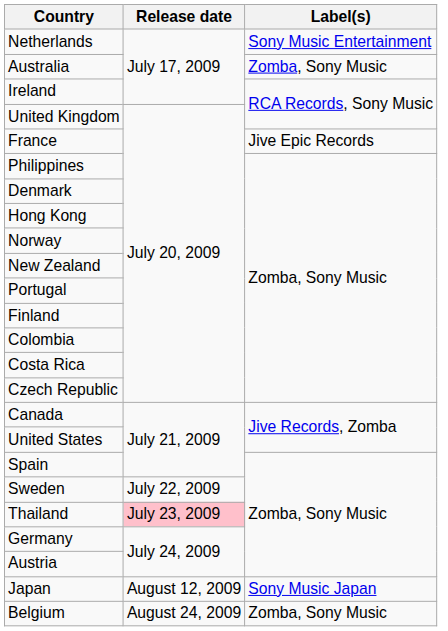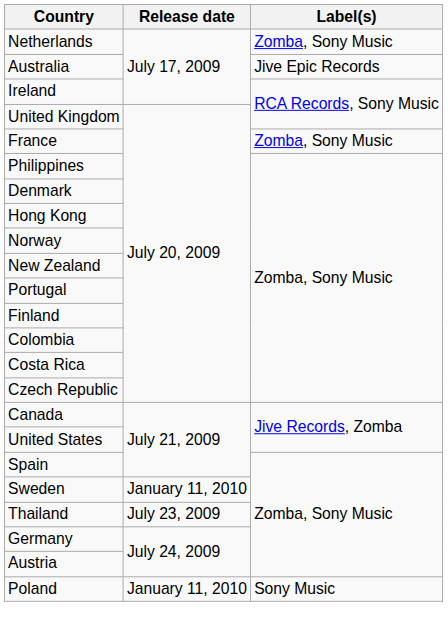(340, 41) Sony Music Entertainment -> (323, 41) Zomba, Sony Music
(318, 66) Zomba, Sony Music -> (317, 66) Jive Epic Records
(311, 141) Jive Epic Records -> (323, 141) Zomba, Sony Music
(174, 489) July 22, 2009 -> (187, 489) January 11, 2010
(174, 514) pink background -> (174, 514) no background
- row: (29, 588)
- row: (36, 613)
+ row: (33, 588)
